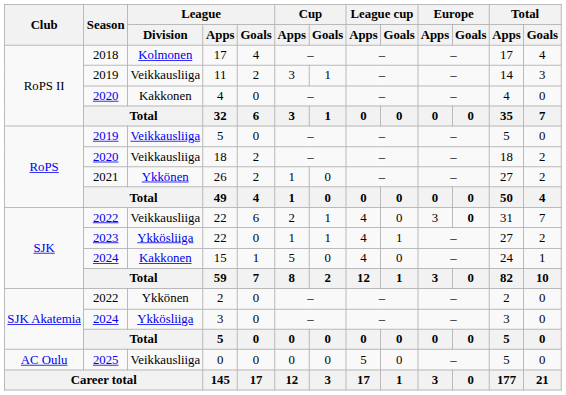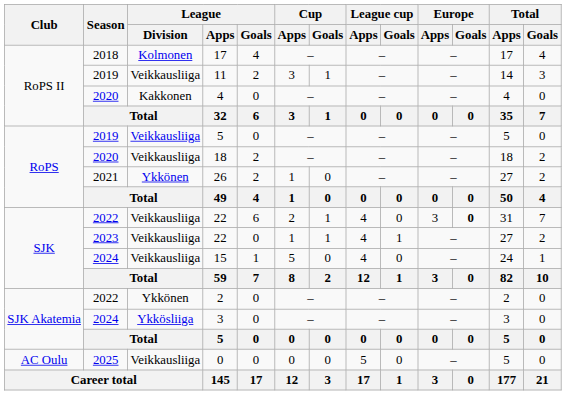(165, 237) Ykkösliiga -> (165, 237) Veikkausliiga
(165, 258) Kakkonen -> (165, 258) Veikkausliiga
